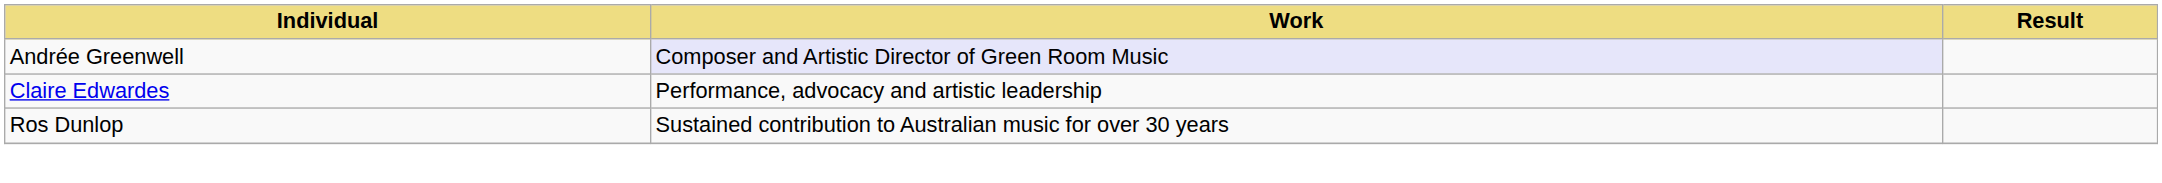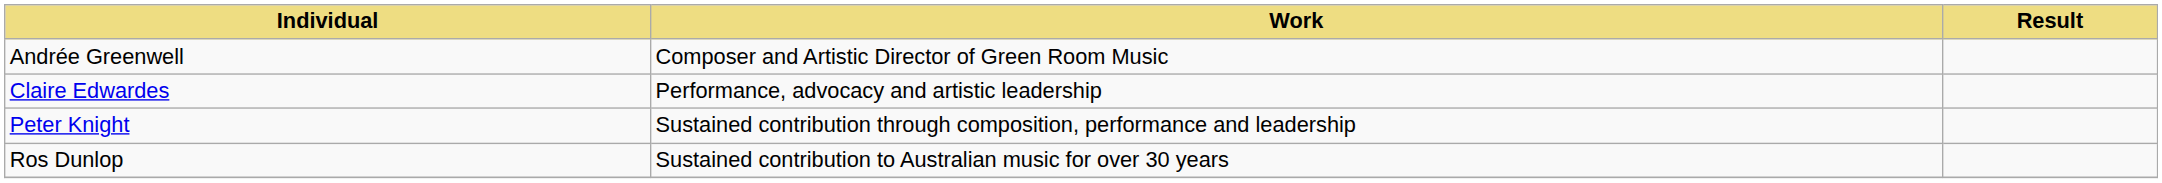(912, 56) lavender background -> (912, 56) no background
+ row: (70, 125)
